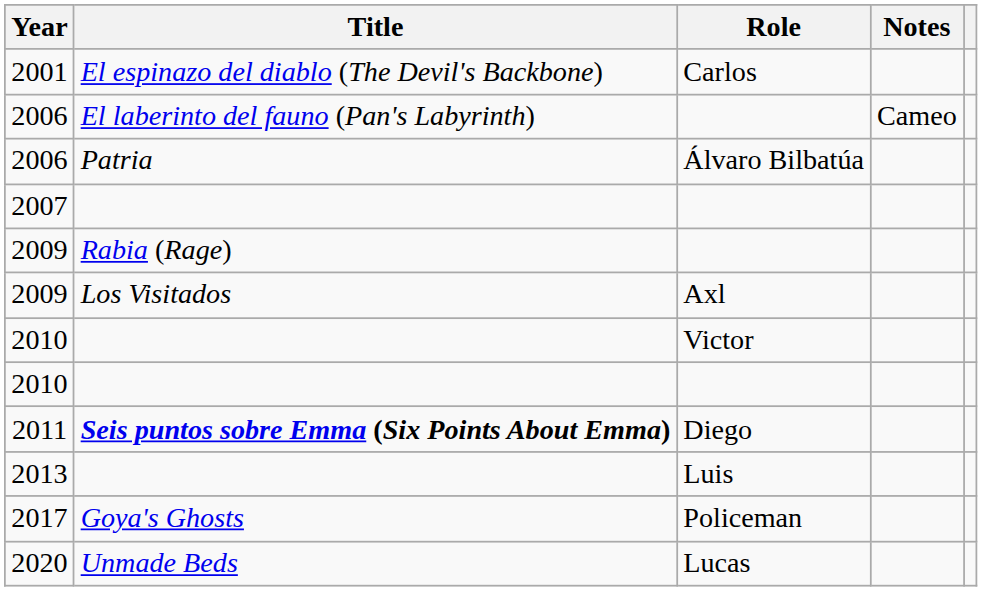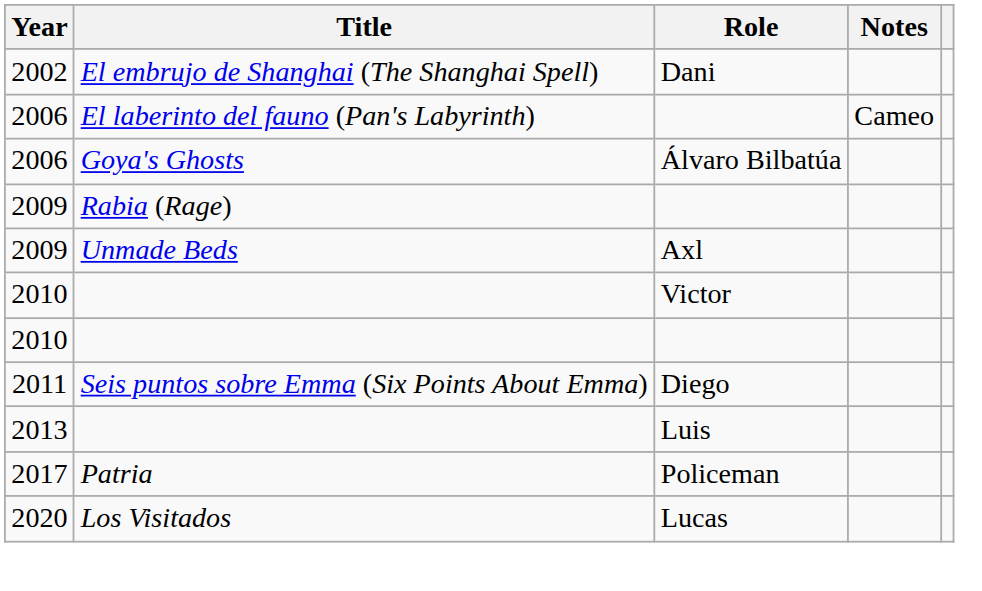- row: (40, 71)
+ row: (40, 71)
(117, 160) Patria -> (162, 160) Goya's Ghosts
- row: (40, 205)
(156, 294) Los Visitados -> (159, 250) Unmade Beds
(376, 428) bold -> (364, 384) normal
(162, 518) Goya's Ghosts -> (117, 473) Patria
(159, 562) Unmade Beds -> (156, 518) Los Visitados
